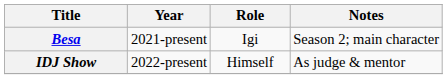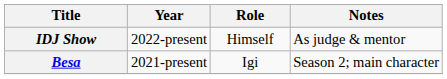rows swapped: (66, 39) <-> (66, 62)
